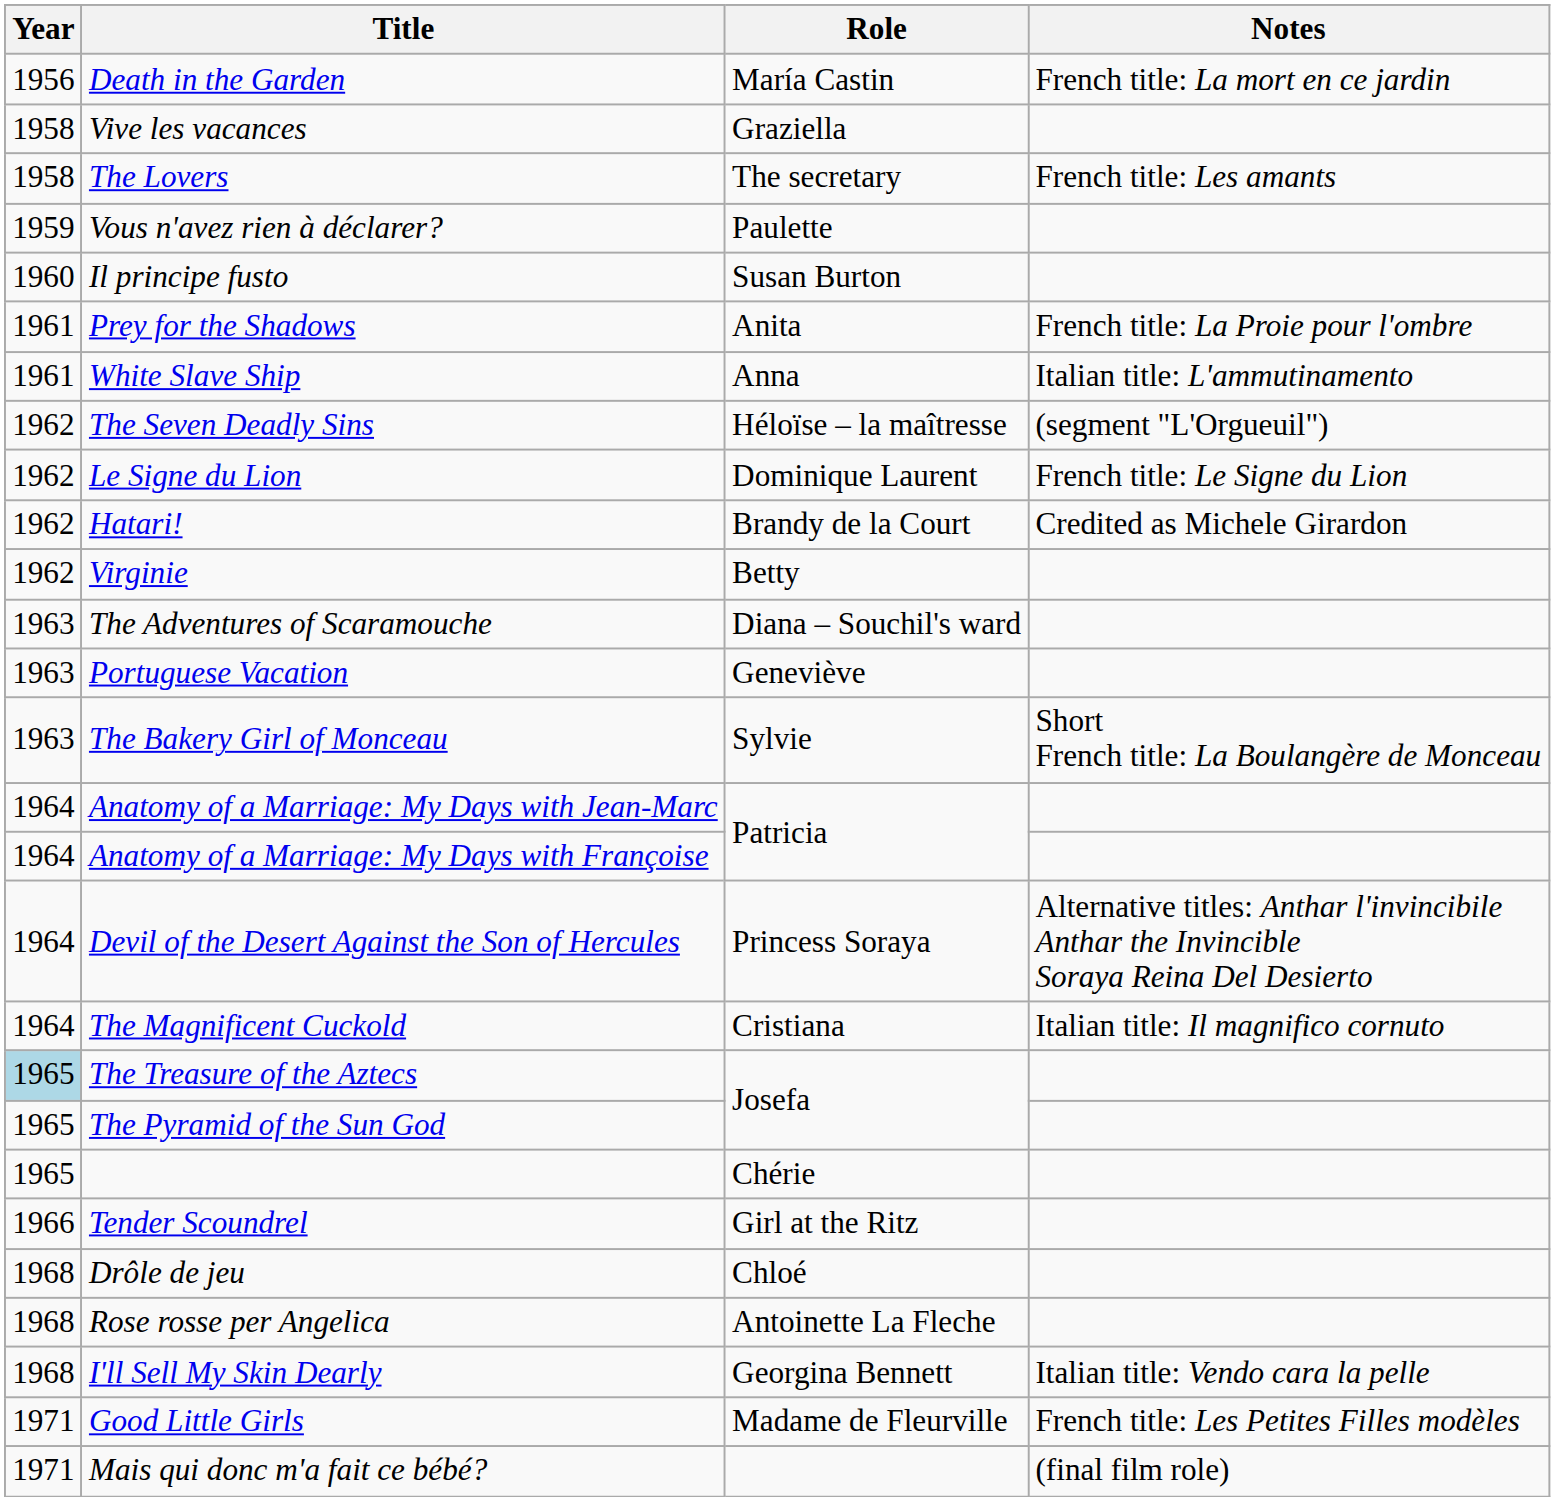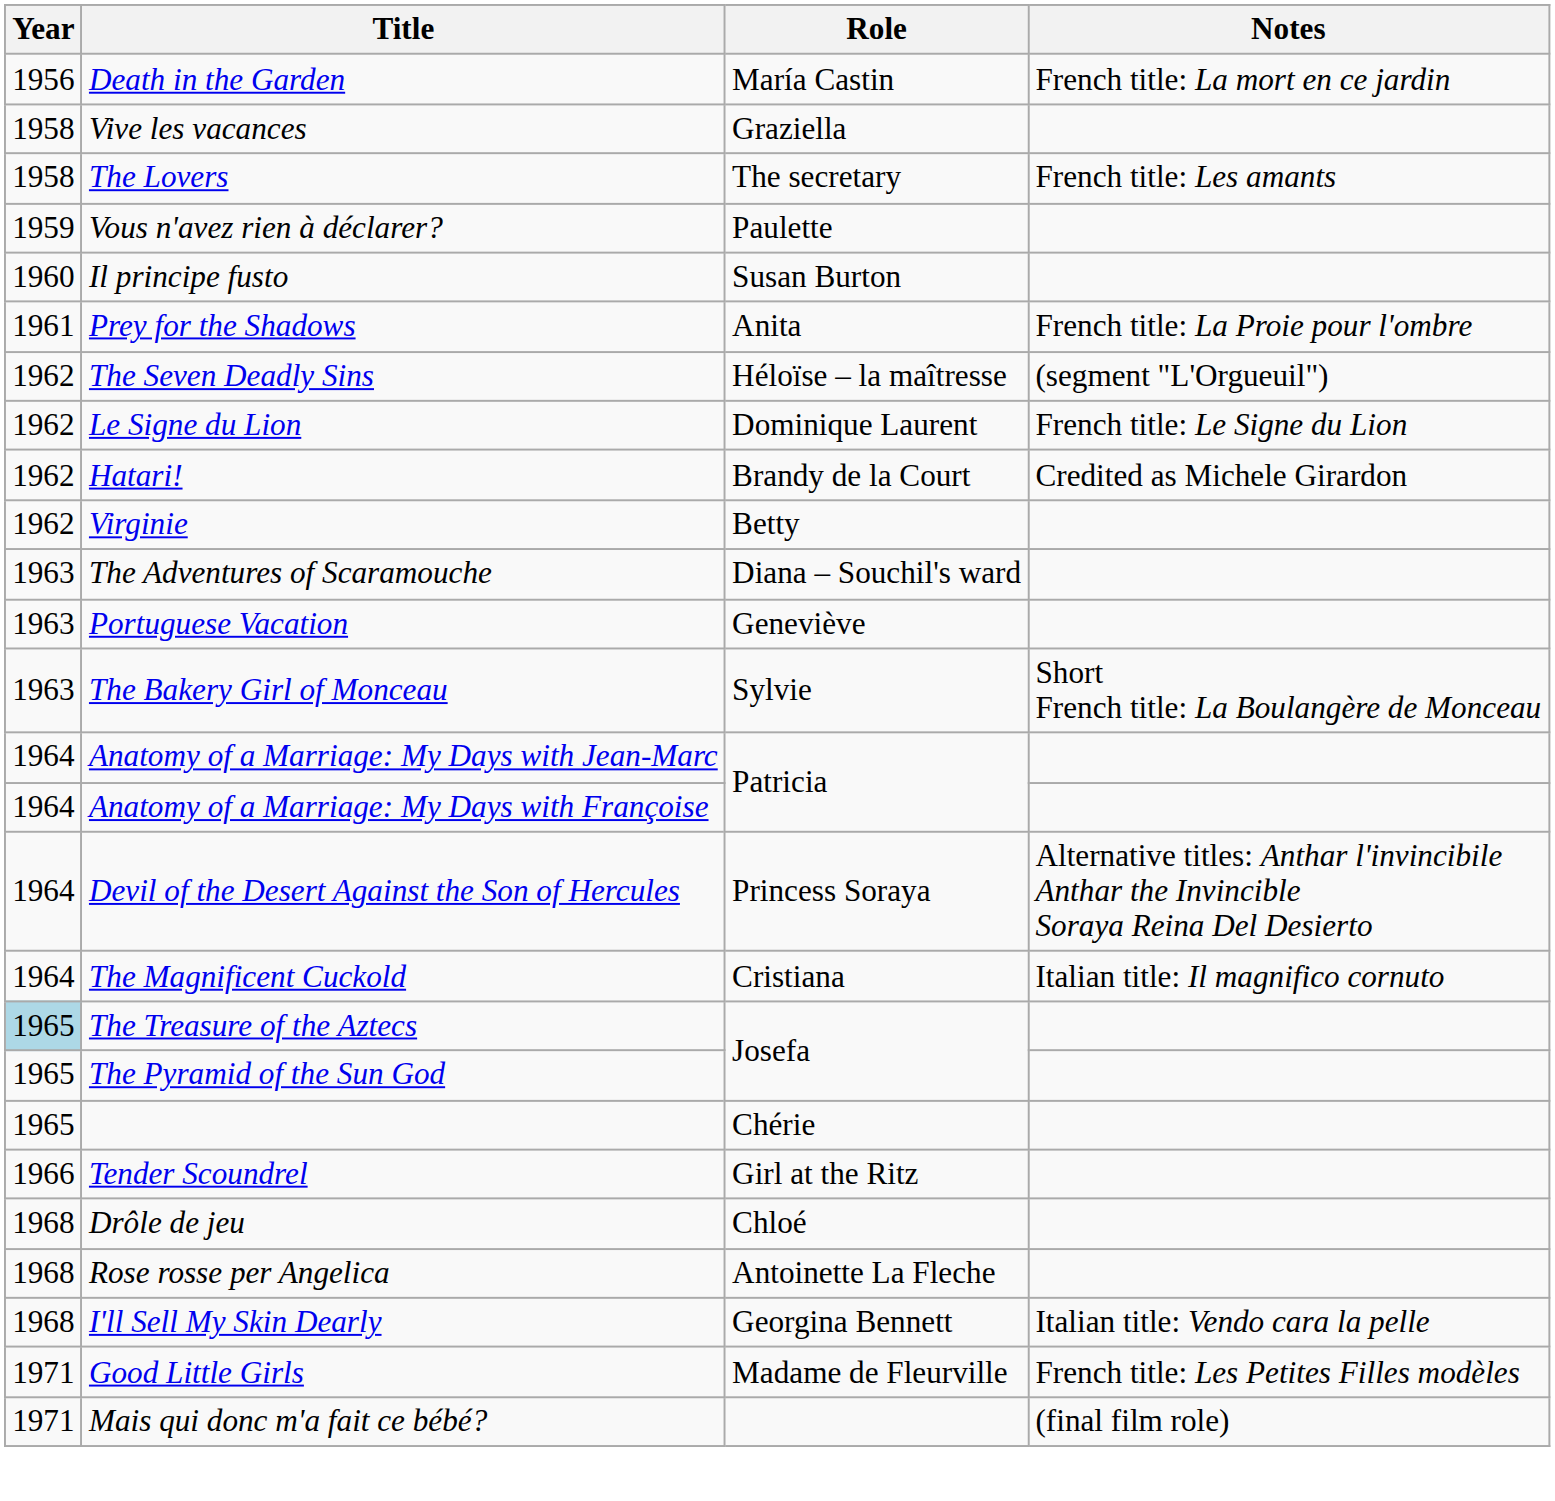- row: (195, 375)
